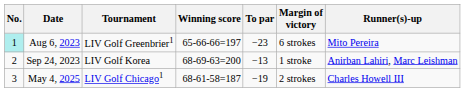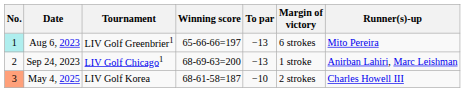(260, 42) −23 -> (260, 42) −13
(117, 60) LIV Golf Korea -> (124, 61) LIV Golf Chicago1
(14, 78) no background -> (14, 79) lightsalmon background
(124, 78) LIV Golf Chicago1 -> (117, 79) LIV Golf Korea
(260, 78) −19 -> (260, 79) −10
